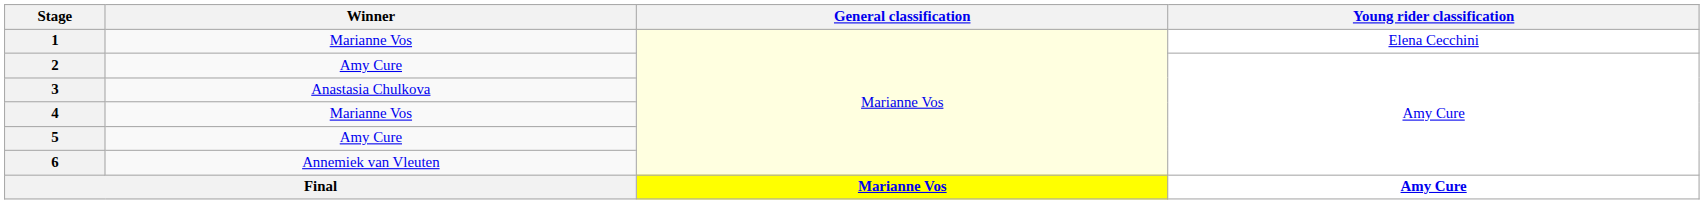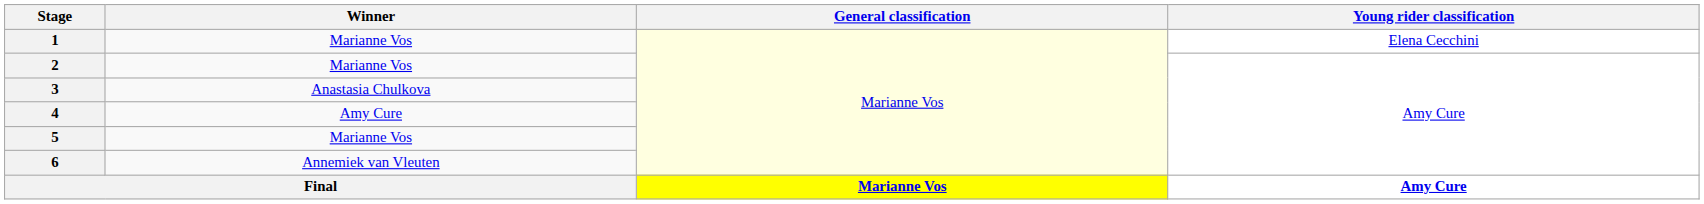(371, 65) Amy Cure -> (371, 65) Marianne Vos
(371, 113) Marianne Vos -> (371, 113) Amy Cure
(371, 137) Amy Cure -> (371, 137) Marianne Vos
